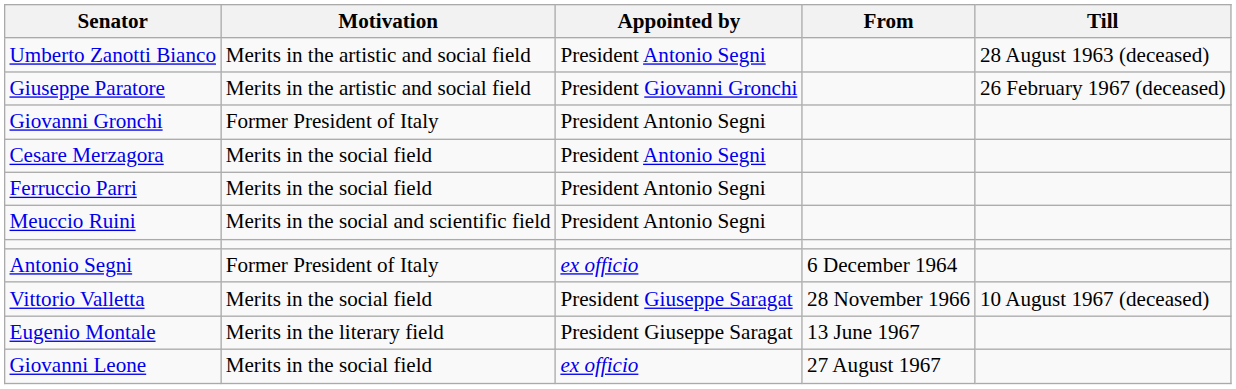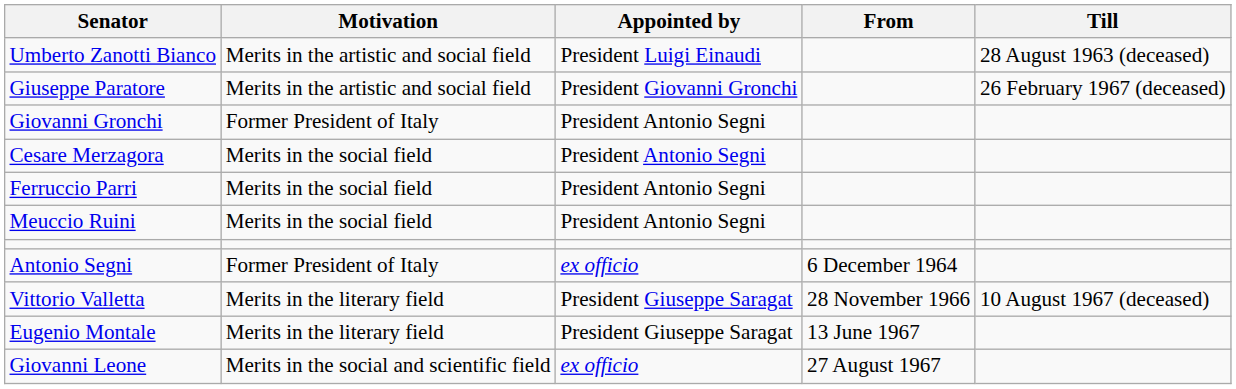(663, 54) President Antonio Segni -> (661, 54) President Luigi Einaudi
(388, 222) Merits in the social and scientific field -> (329, 222) Merits in the social field
(329, 298) Merits in the social field -> (335, 298) Merits in the literary field
(329, 365) Merits in the social field -> (388, 365) Merits in the social and scientific field
